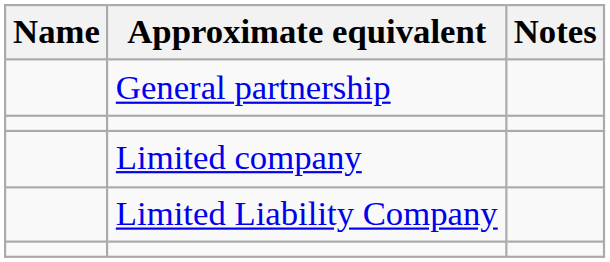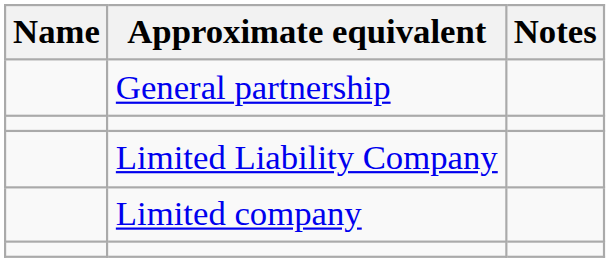rows swapped: (56, 214) <-> (56, 159)
